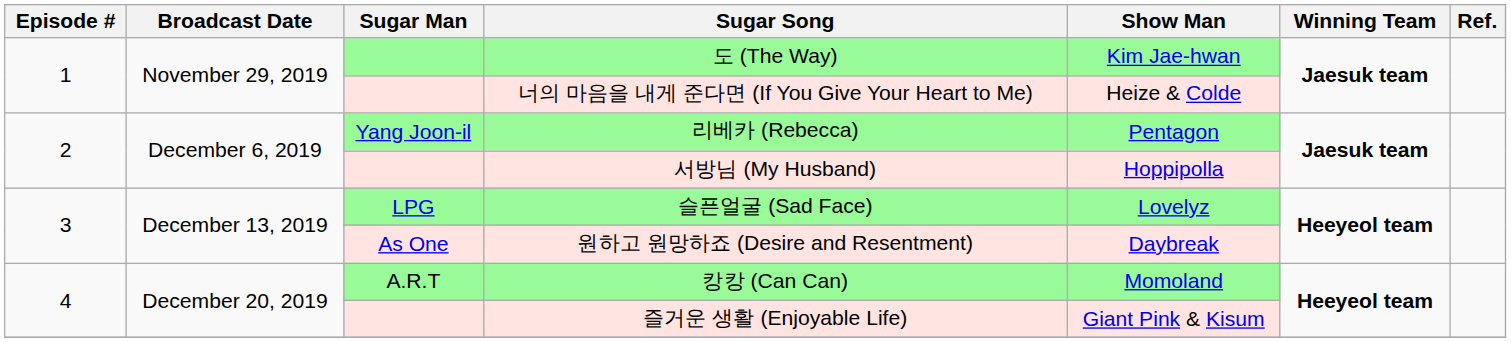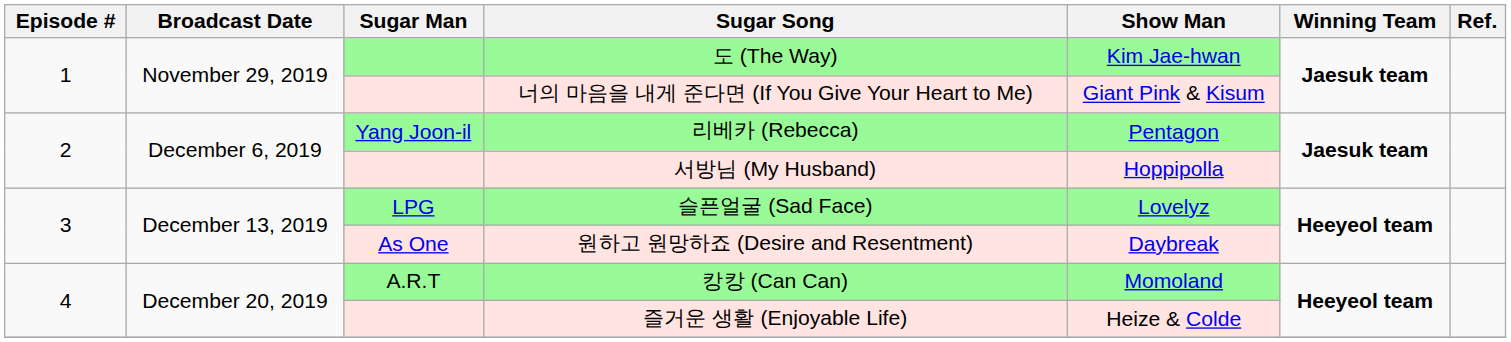(1174, 94) Heize & Colde -> (1174, 94) Giant Pink & Kisum
(1174, 318) Giant Pink & Kisum -> (1174, 318) Heize & Colde
